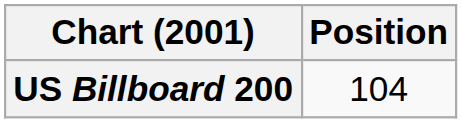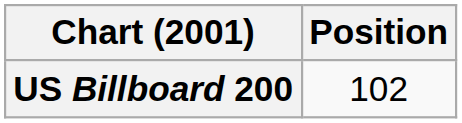(379, 88) 104 -> (379, 88) 102
